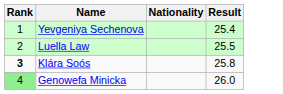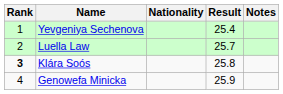+ column: (261, 13)
(225, 47) 25.5 -> (225, 47) 25.7
(20, 81) lightgreen background -> (20, 81) no background
(225, 81) 26.0 -> (225, 81) 25.9
